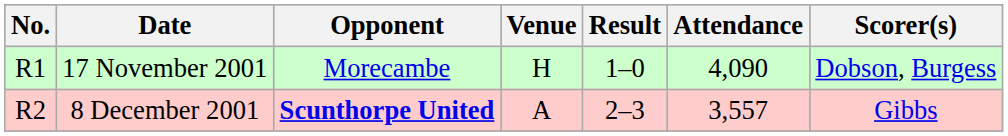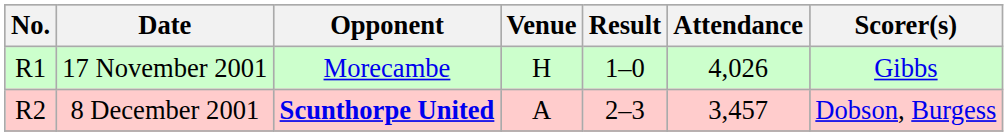(738, 67) 4,090 -> (738, 67) 4,026
(906, 67) Dobson, Burgess -> (906, 67) Gibbs
(738, 109) 3,557 -> (738, 109) 3,457
(906, 109) Gibbs -> (906, 109) Dobson, Burgess
